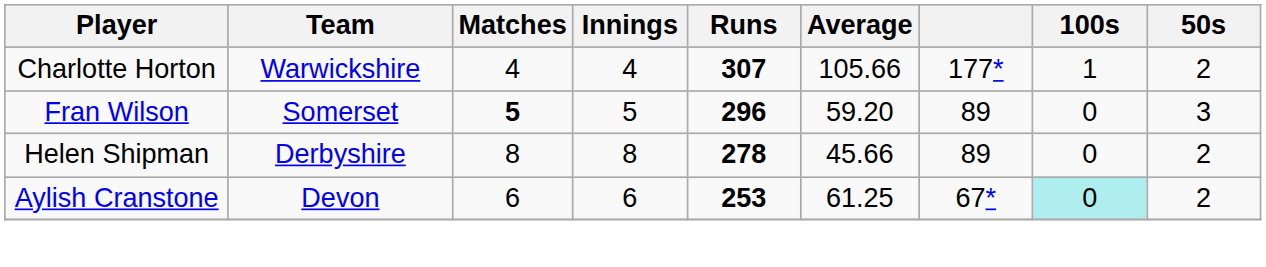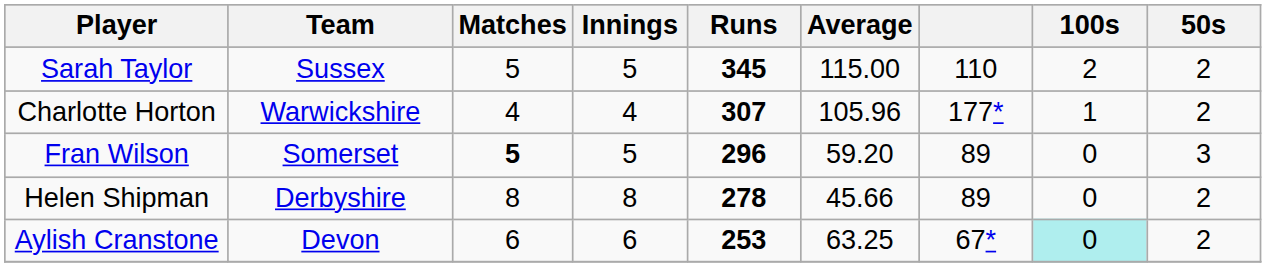+ row: (117, 68)
(860, 68) 105.66 -> (860, 111) 105.96
(860, 197) 61.25 -> (860, 240) 63.25
